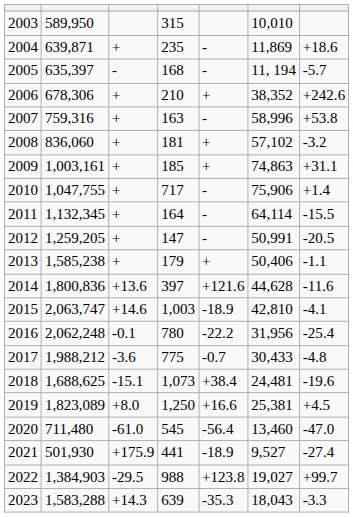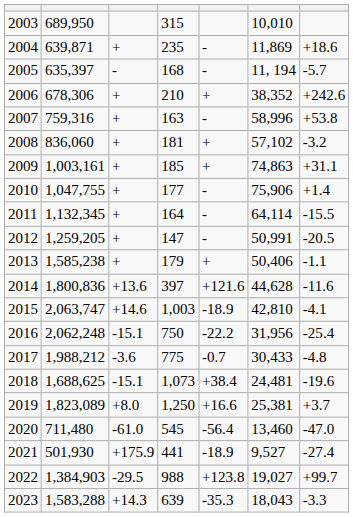(69, 23) 589,950 -> (69, 23) 689,950
(173, 190) 717 -> (173, 190) 177
(124, 333) -0.1 -> (128, 333) -15.1
(173, 333) 780 -> (173, 333) 750
(316, 404) +4.5 -> (316, 404) +3.7
